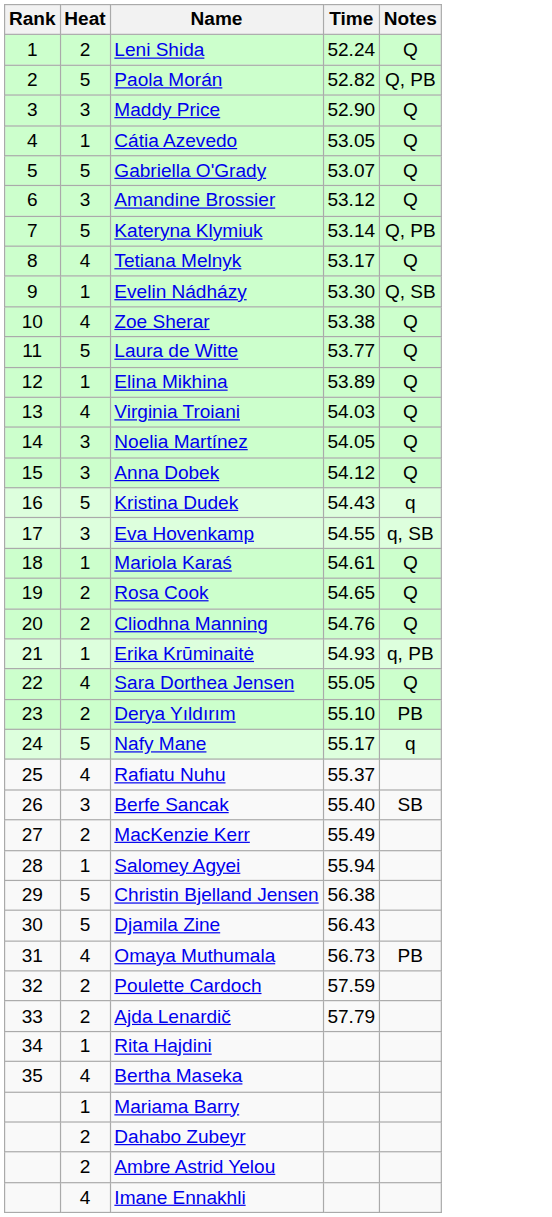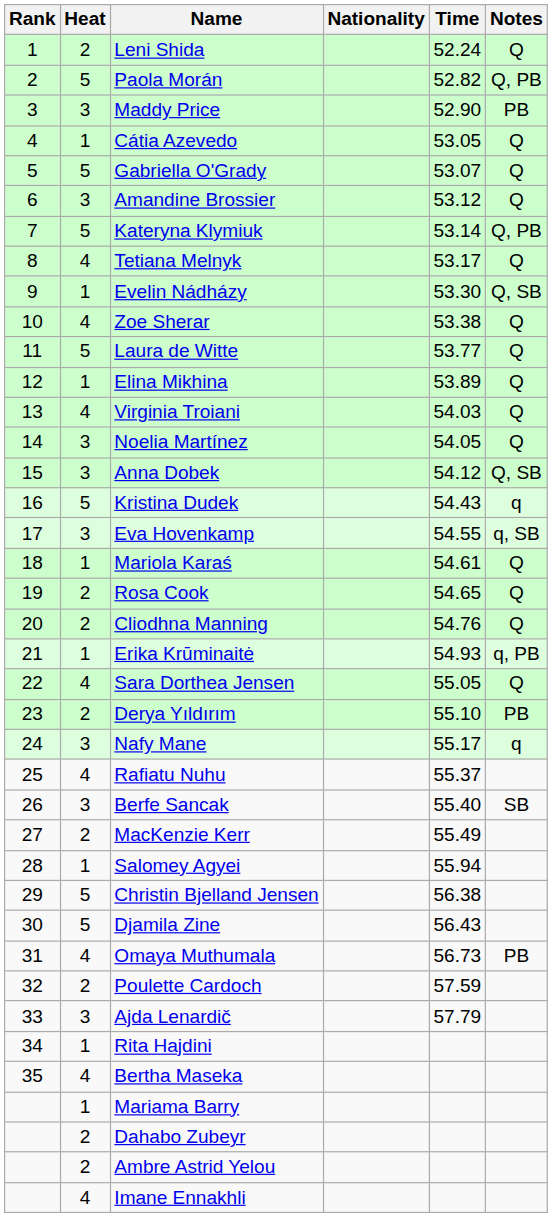+ column: (376, 19)
(410, 110) Q -> (516, 110) PB
(410, 472) Q -> (516, 472) Q, SB
(85, 744) 5 -> (85, 744) 3
(85, 1016) 2 -> (85, 1016) 3
